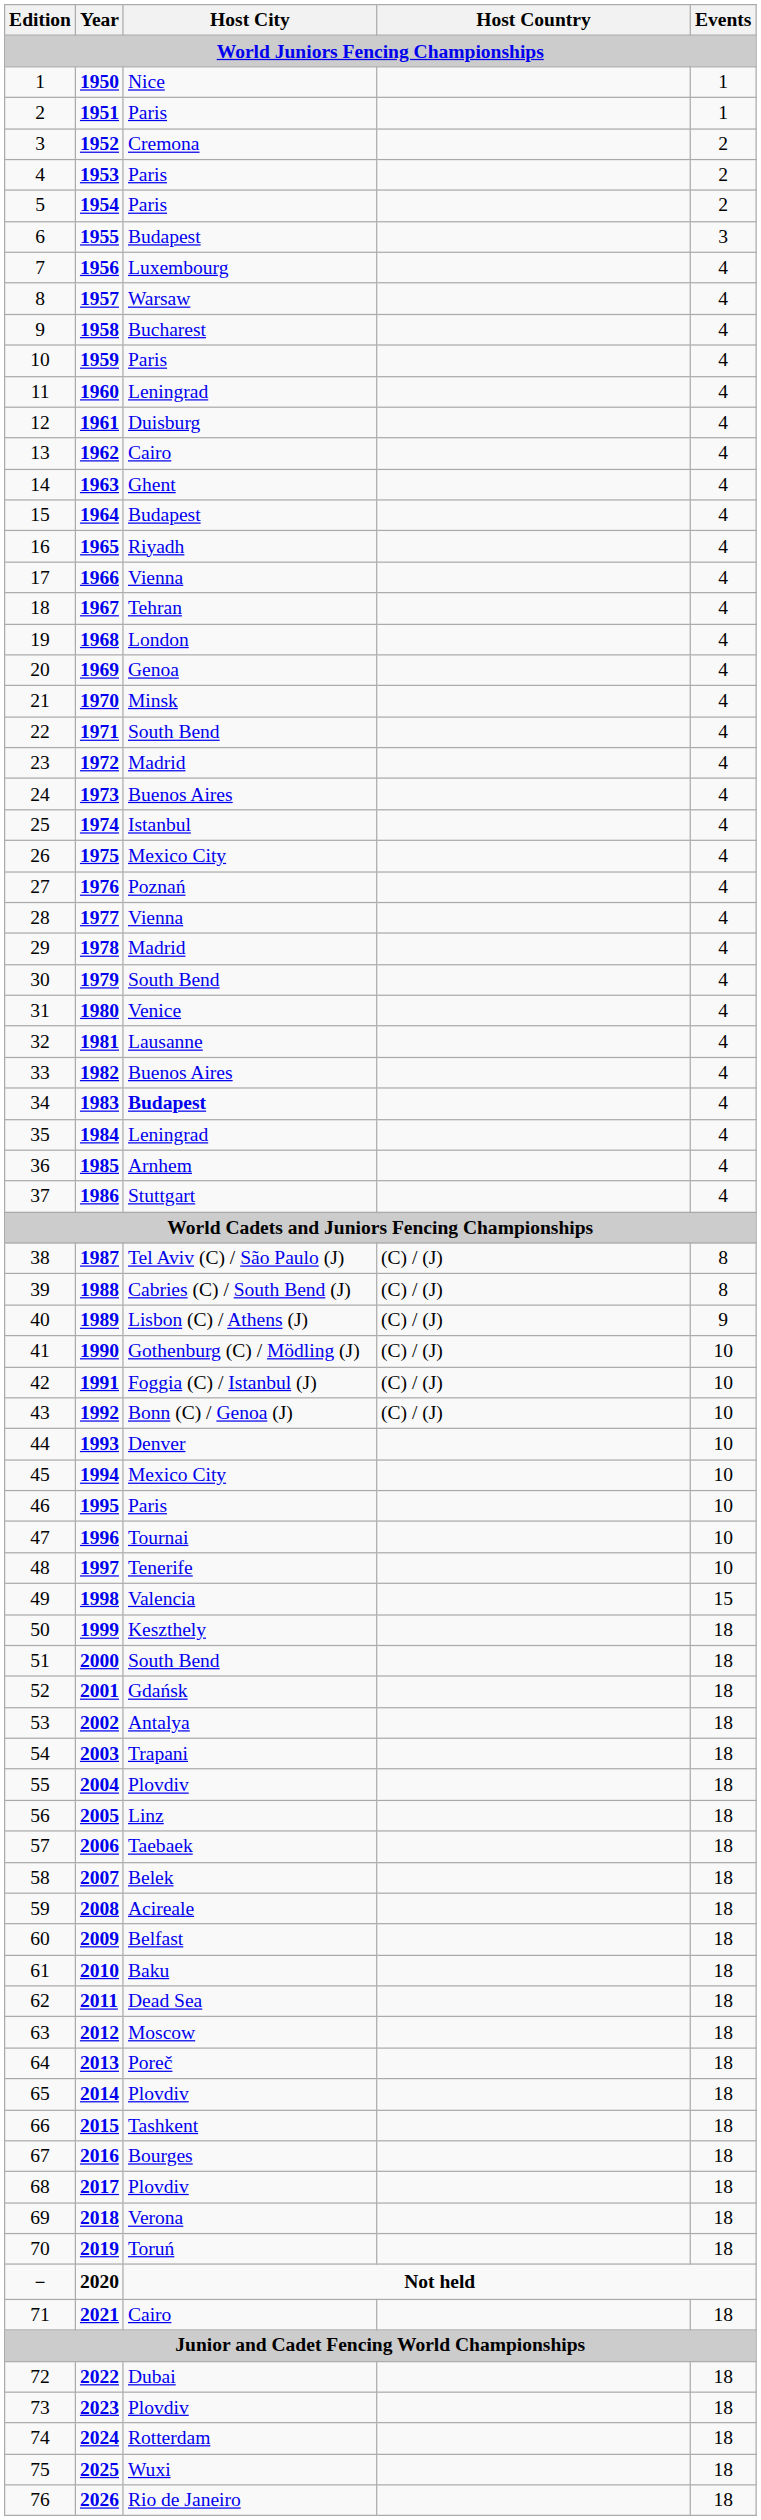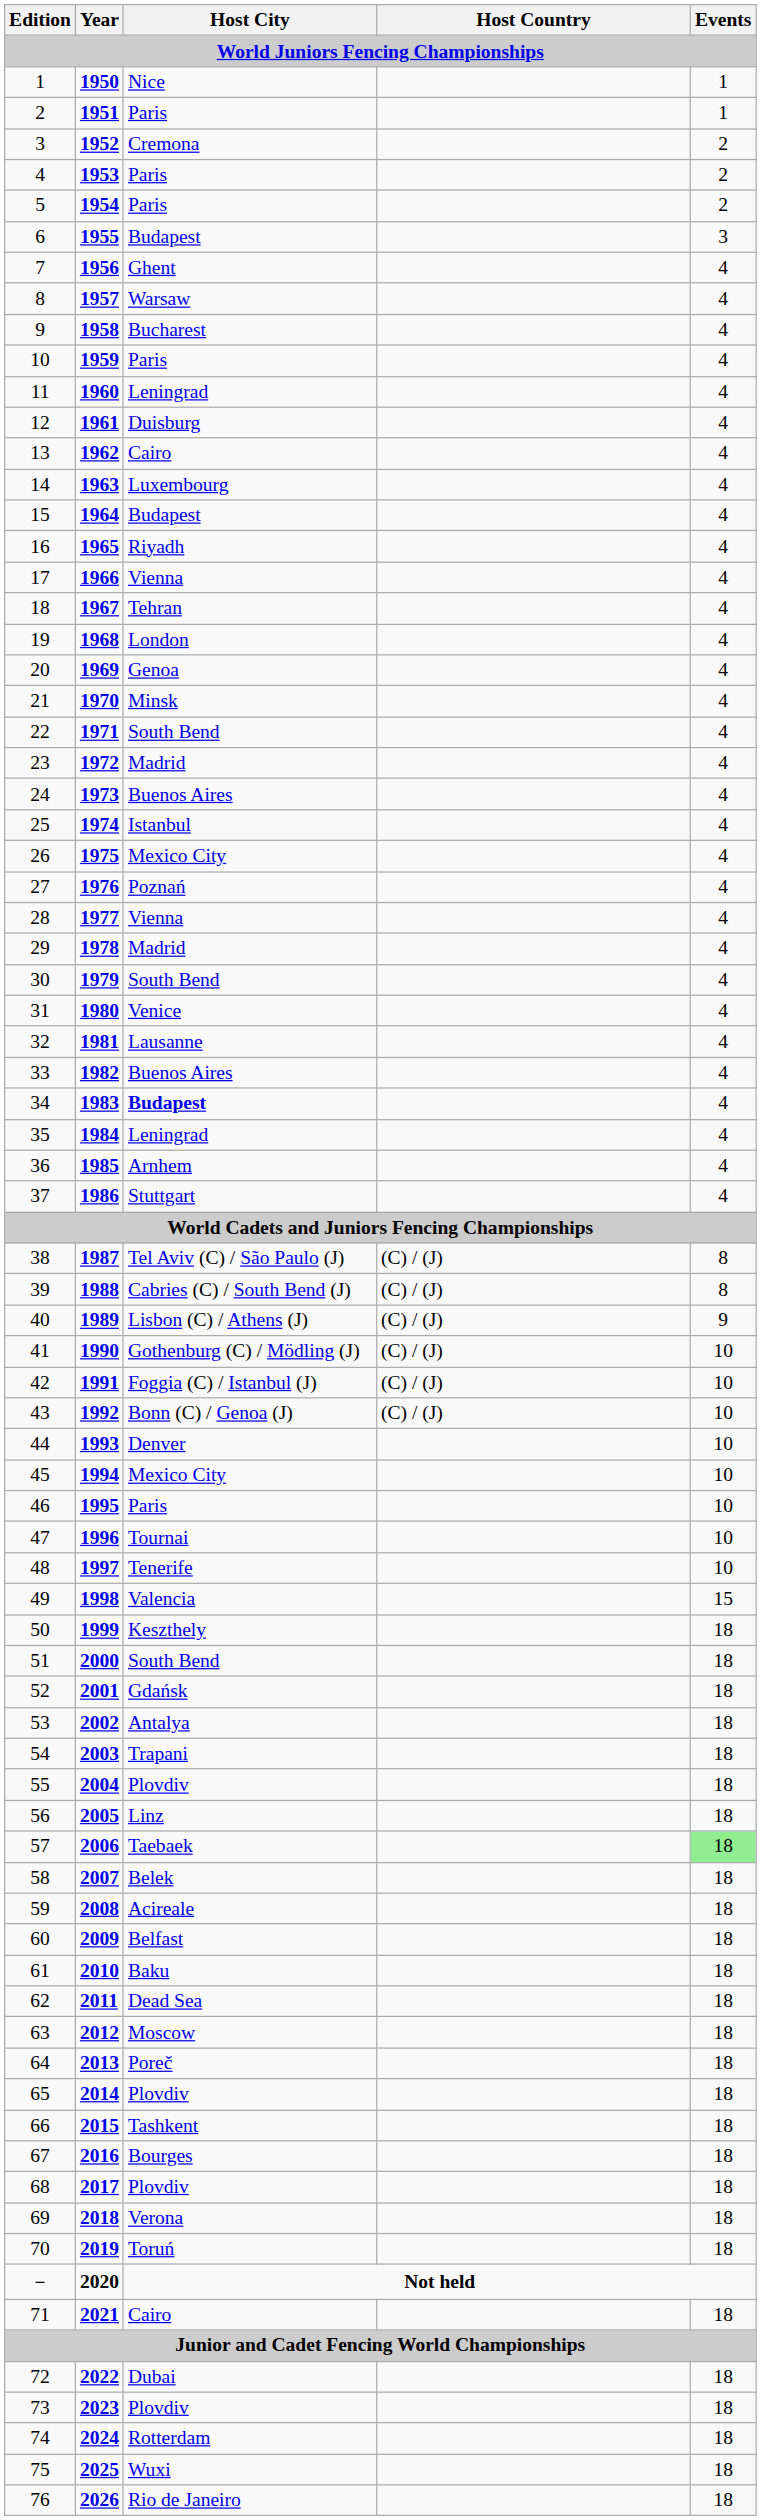(178, 267) Luxembourg -> (152, 267) Ghent
(152, 484) Ghent -> (178, 484) Luxembourg
(723, 1846) no background -> (723, 1846) lightgreen background
